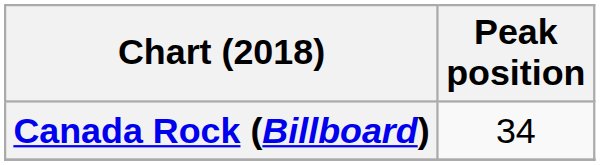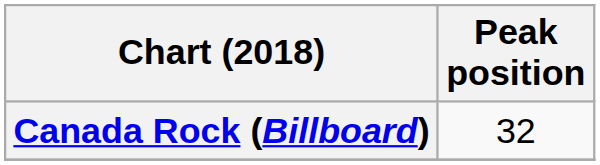(516, 130) 34 -> (516, 130) 32
